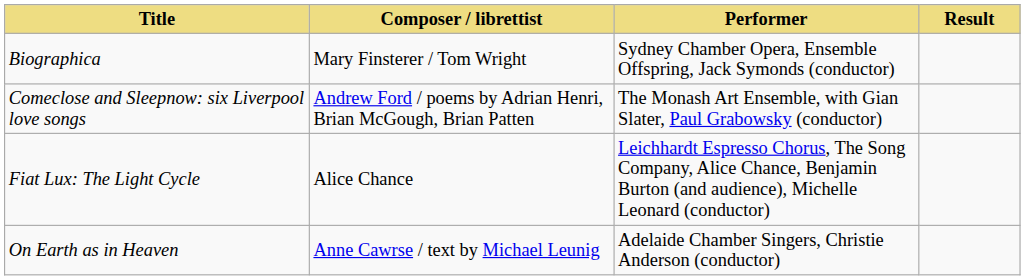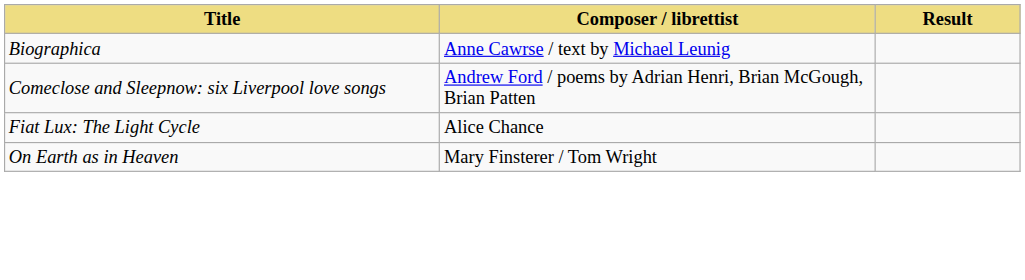- column: (766, 19)
(420, 58) Mary Finsterer / Tom Wright -> (587, 48) Anne Cawrse / text by Michael Leunig
(457, 249) Anne Cawrse / text by Michael Leunig -> (550, 156) Mary Finsterer / Tom Wright
